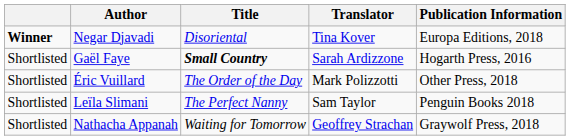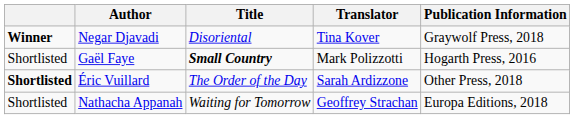(481, 37) Europa Editions, 2018 -> (484, 37) Graywolf Press, 2018
(358, 59) Sarah Ardizzone -> (360, 59) Mark Polizzotti
(37, 80) normal -> (40, 80) bold
(355, 80) Mark Polizzotti -> (362, 80) Sarah Ardizzone
- row: (111, 102)
(479, 124) Graywolf Press, 2018 -> (486, 102) Europa Editions, 2018
